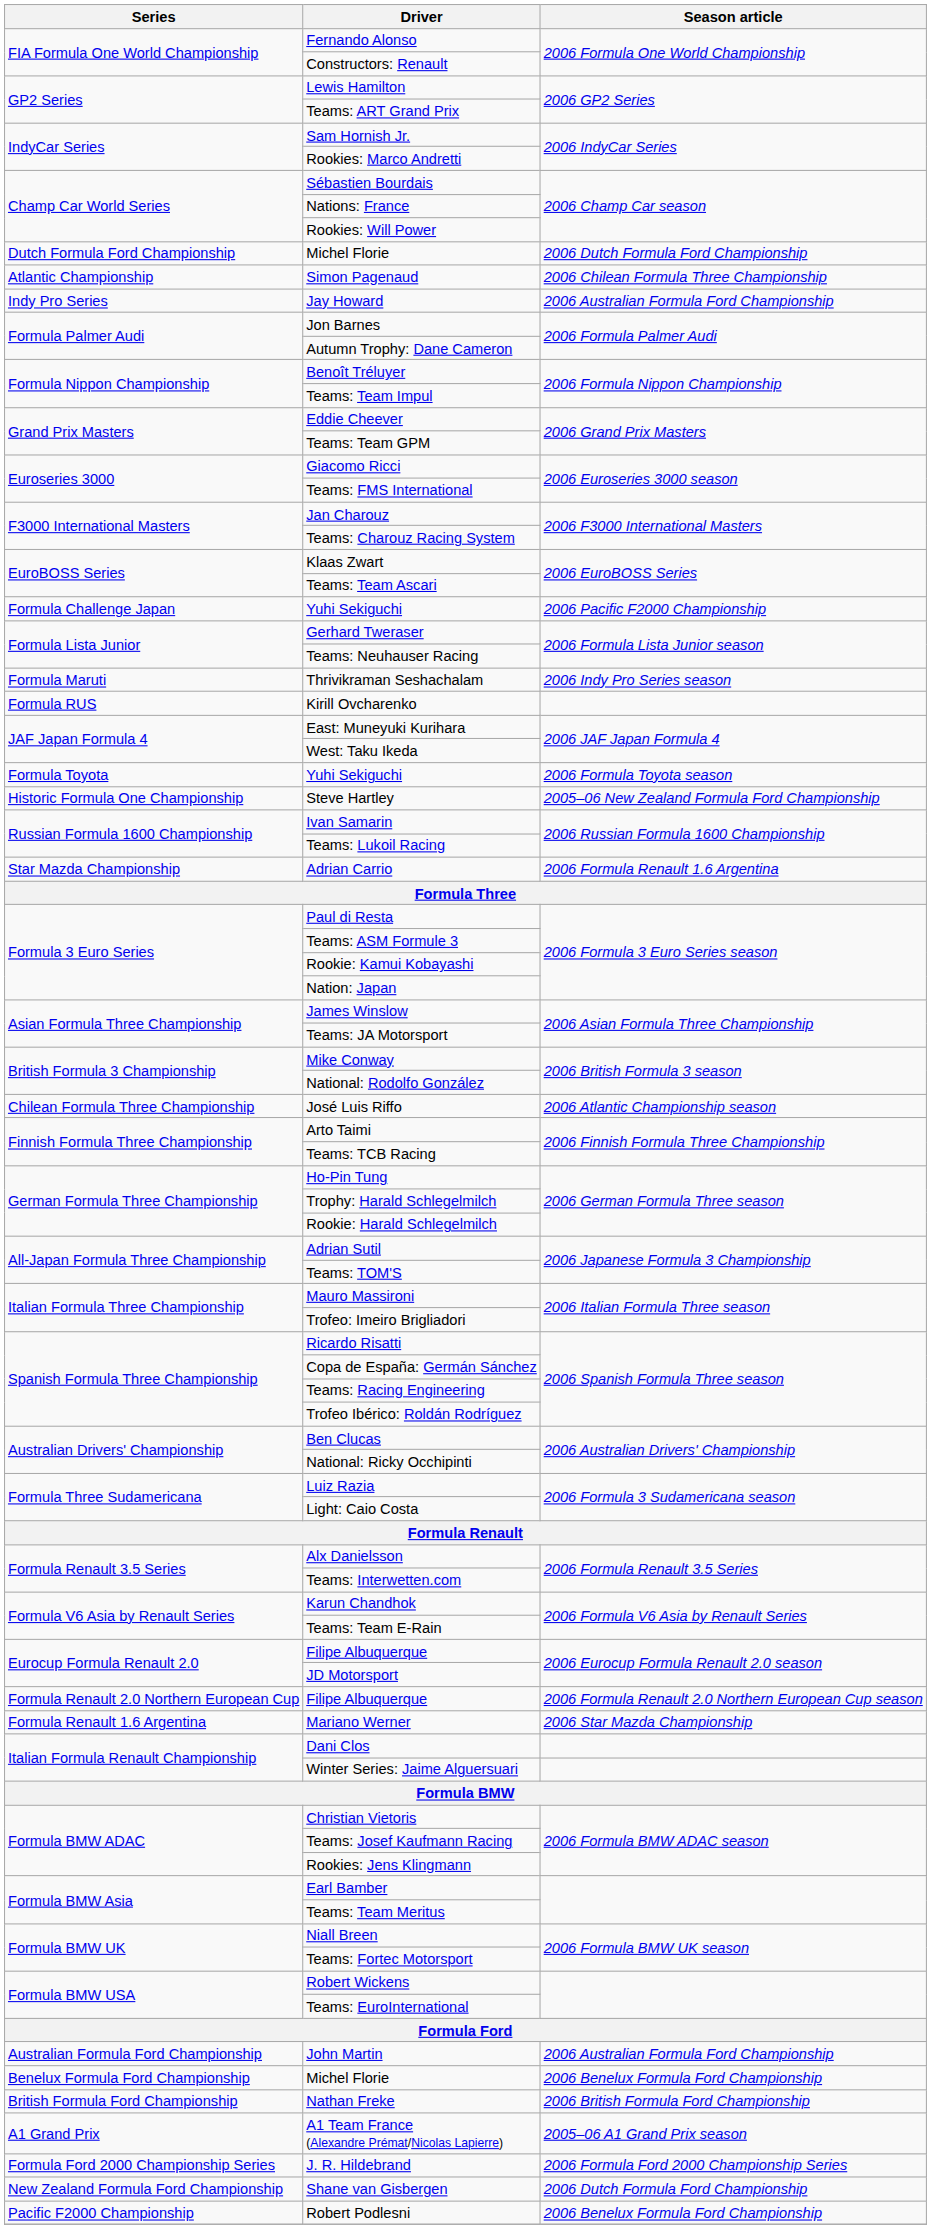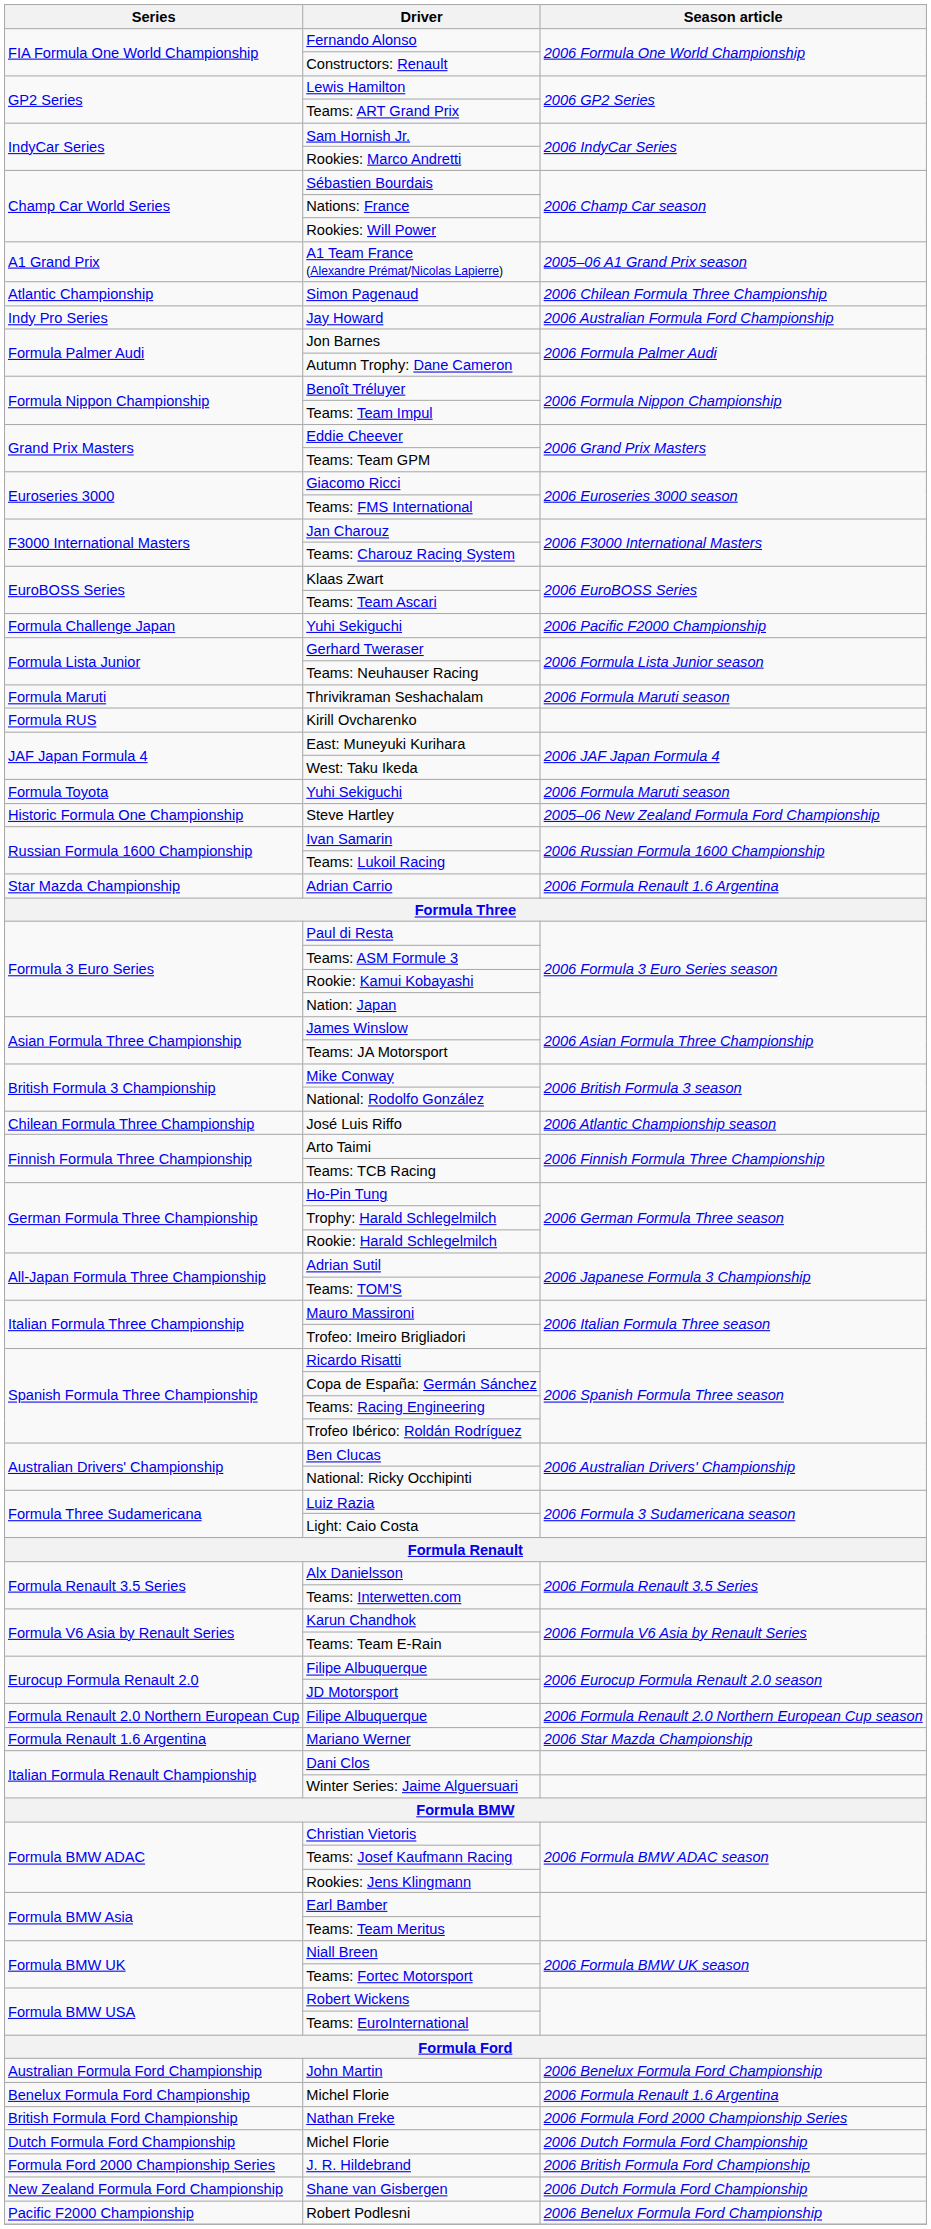rows swapped: (54, 2133) <-> (122, 253)
(637, 680) 2006 Indy Pro Series season -> (637, 696) 2006 Formula Maruti season
(638, 774) 2006 Formula Toyota season -> (637, 791) 2006 Formula Maruti season
(689, 2054) 2006 Australian Formula Ford Championship -> (683, 2070) 2006 Benelux Formula Ford Championship
(683, 2077) 2006 Benelux Formula Ford Championship -> (661, 2094) 2006 Formula Renault 1.6 Argentina
(677, 2101) 2006 British Formula Ford Championship -> (695, 2118) 2006 Formula Ford 2000 Championship Series
(695, 2165) 2006 Formula Ford 2000 Championship Series -> (677, 2165) 2006 British Formula Ford Championship
